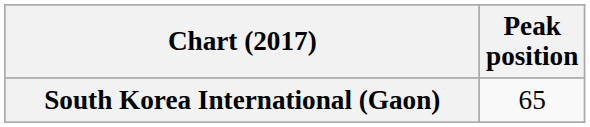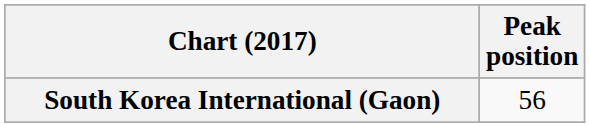(532, 99) 65 -> (532, 99) 56
